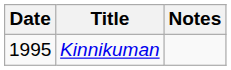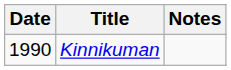(30, 49) 1995 -> (30, 49) 1990
